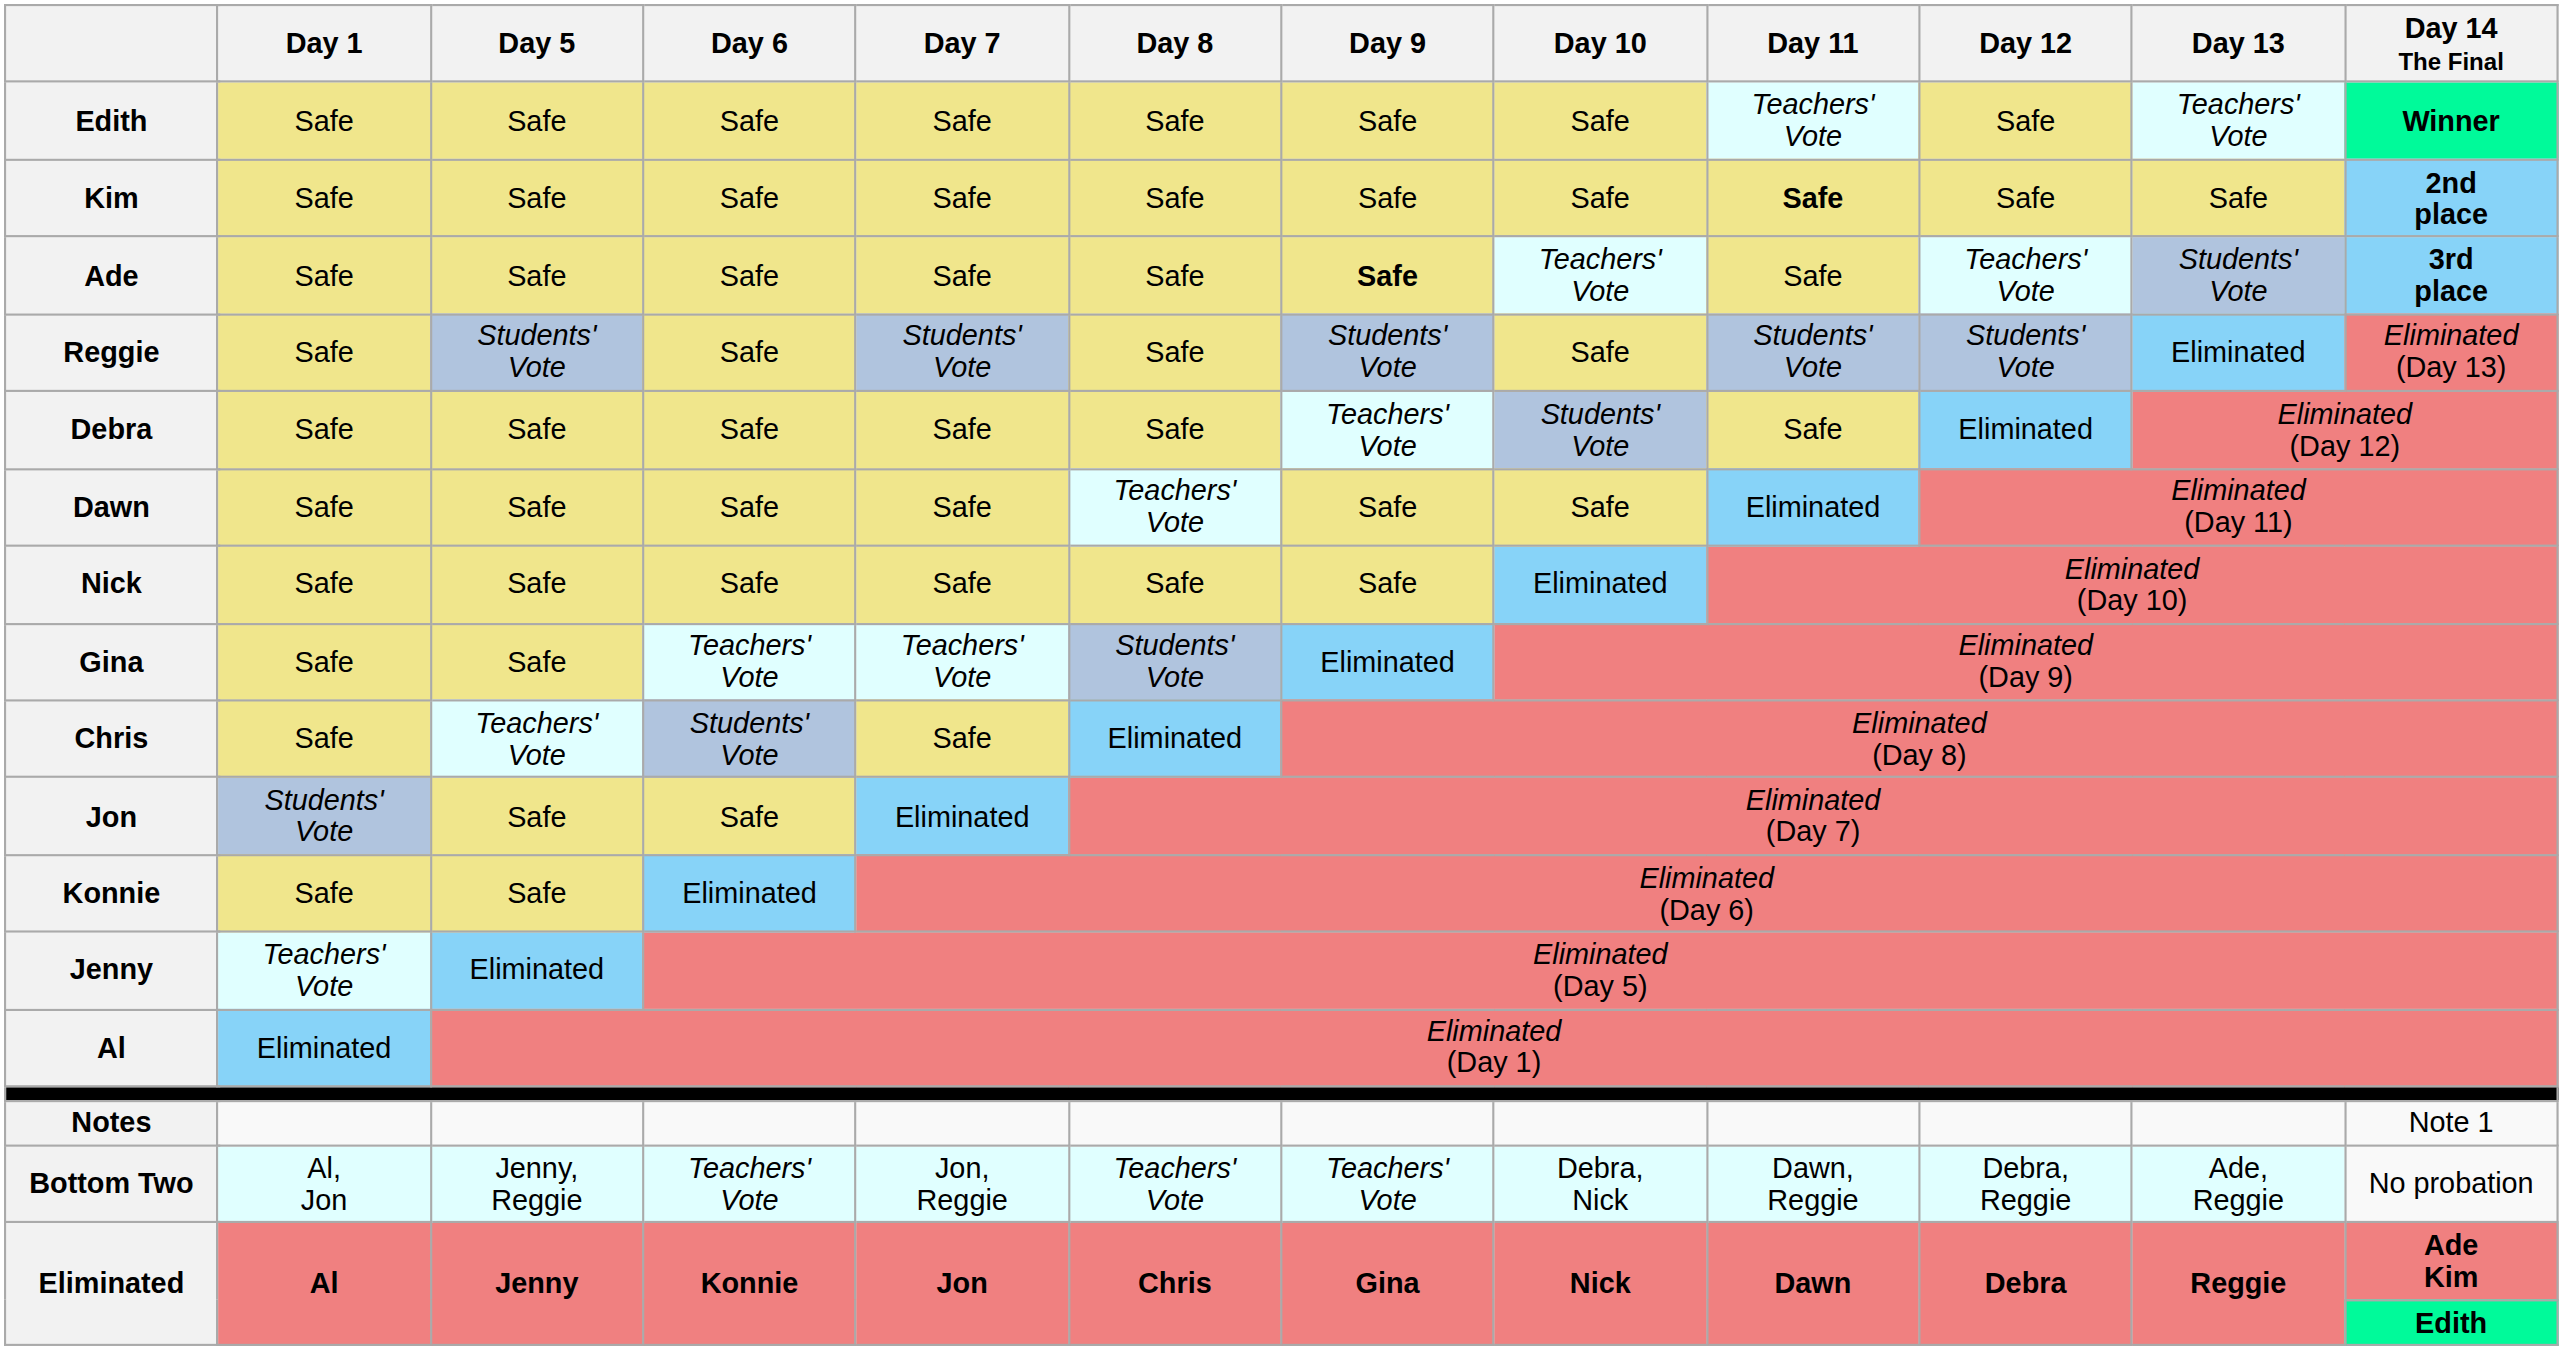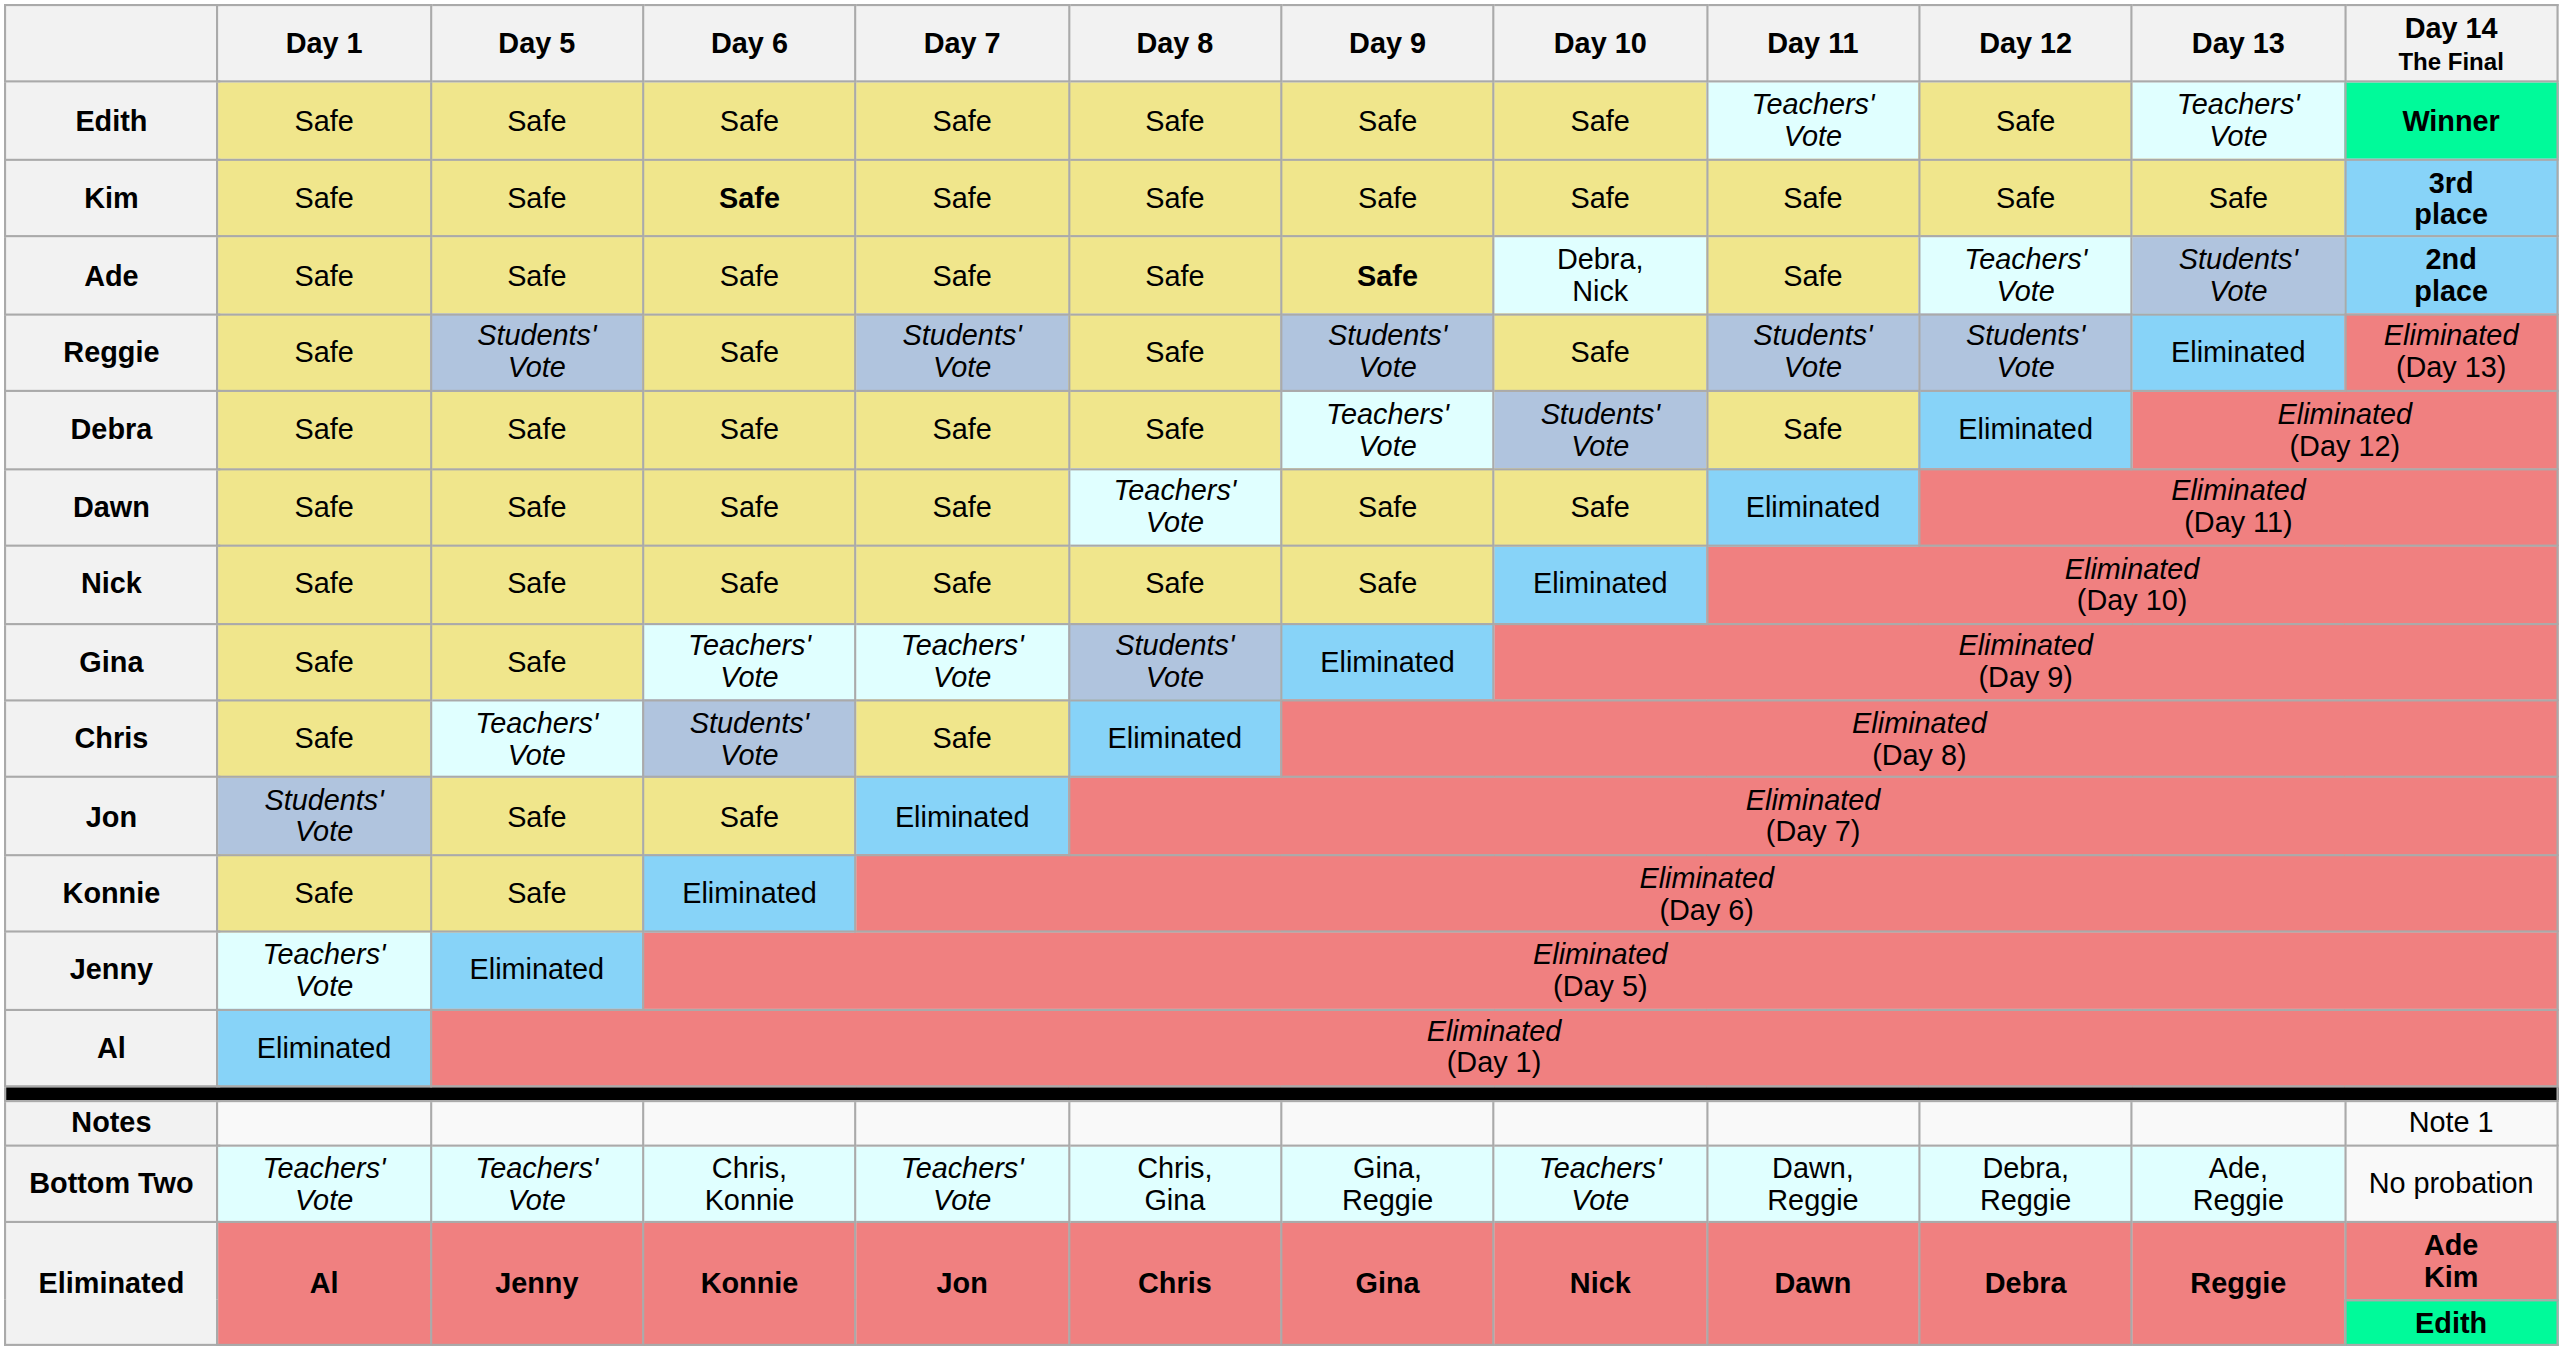(749, 198) normal -> (749, 198) bold
(1813, 198) bold -> (1813, 198) normal
(2451, 198) 2nd place -> (2451, 198) 3rd place
(1600, 275) Teachers' Vote -> (1600, 275) Debra, Nick
(2451, 275) 3rd place -> (2451, 275) 2nd place
(324, 1184) Al, Jon -> (324, 1184) Teachers' Vote
(537, 1184) Jenny, Reggie -> (537, 1184) Teachers' Vote
(749, 1184) Teachers' Vote -> (749, 1184) Chris, Konnie
(962, 1184) Jon, Reggie -> (962, 1184) Teachers' Vote
(1175, 1184) Teachers' Vote -> (1175, 1184) Chris, Gina
(1388, 1184) Teachers' Vote -> (1388, 1184) Gina, Reggie
(1600, 1184) Debra, Nick -> (1600, 1184) Teachers' Vote
